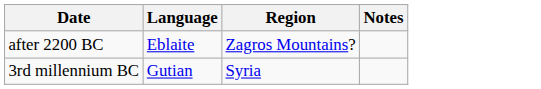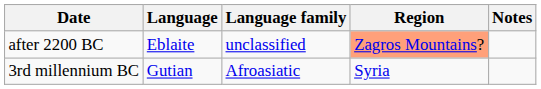+ column: (286, 17)
(291, 44) no background -> (419, 44) lightsalmon background
